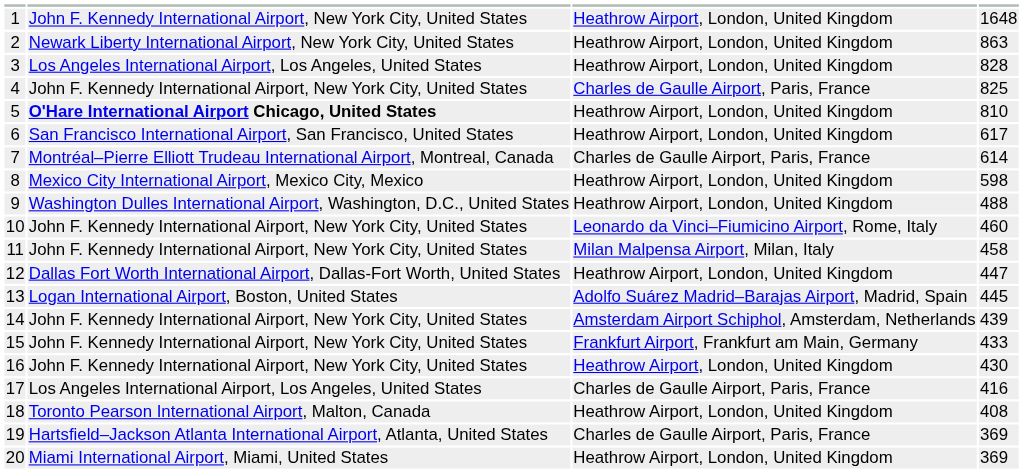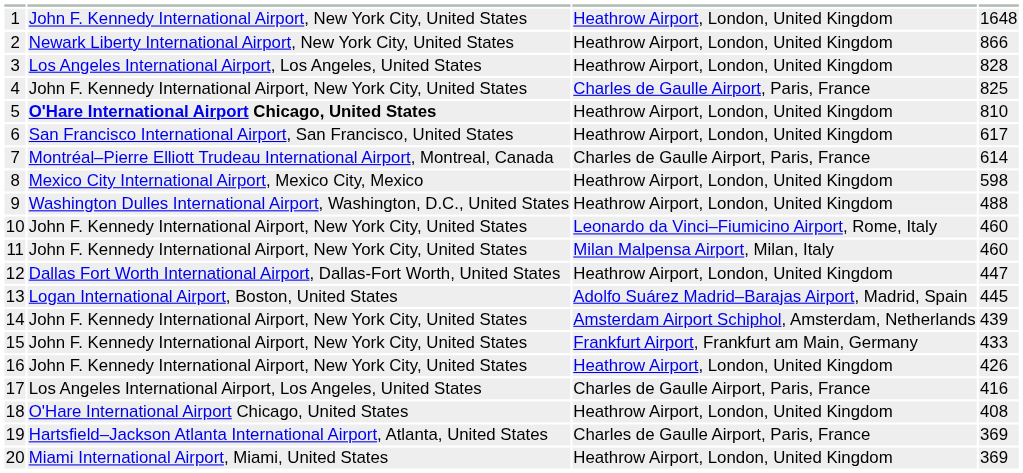(994, 42) 863 -> (994, 42) 866
(994, 250) 458 -> (994, 250) 460
(994, 365) 430 -> (994, 365) 426
(230, 411) Toronto Pearson International Airport, Malton, Canada -> (219, 411) O'Hare International Airport Chicago, United States
